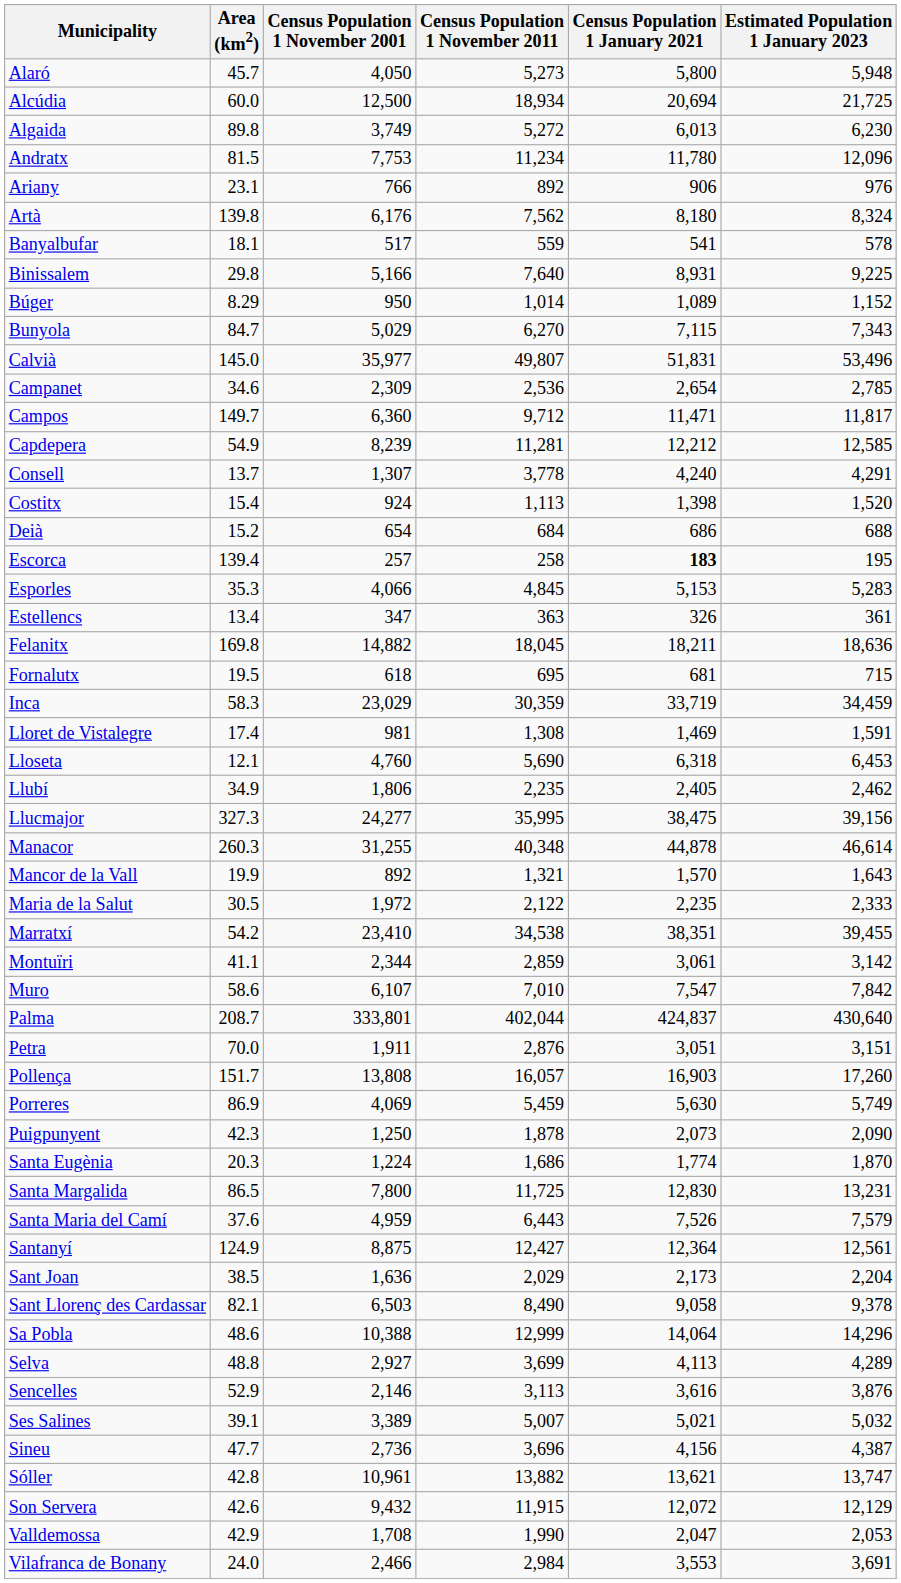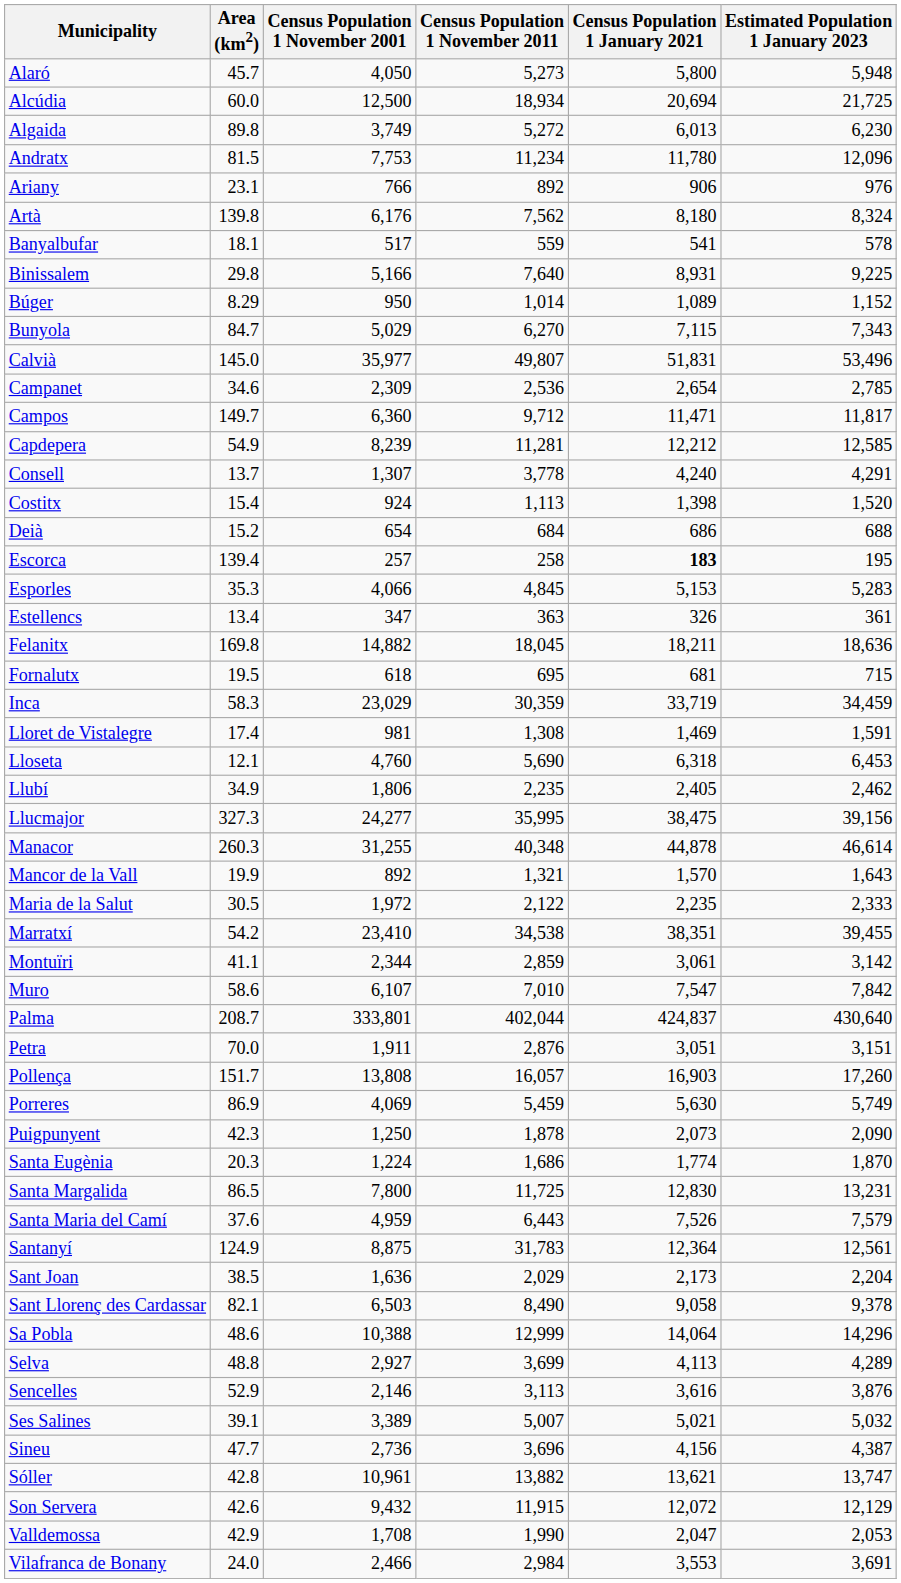(539, 1248) 12,427 -> (539, 1248) 31,783
